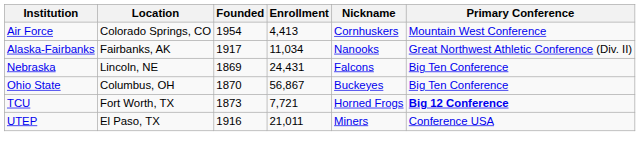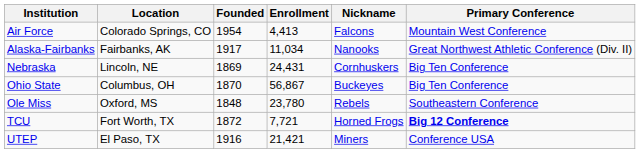(366, 31) Cornhuskers -> (354, 31) Falcons
(354, 67) Falcons -> (366, 67) Cornhuskers
+ row: (29, 103)
(229, 103) 1873 -> (229, 121) 1872
(286, 121) 21,011 -> (287, 139) 21,421
